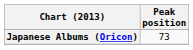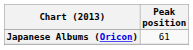(164, 37) 73 -> (164, 37) 61
